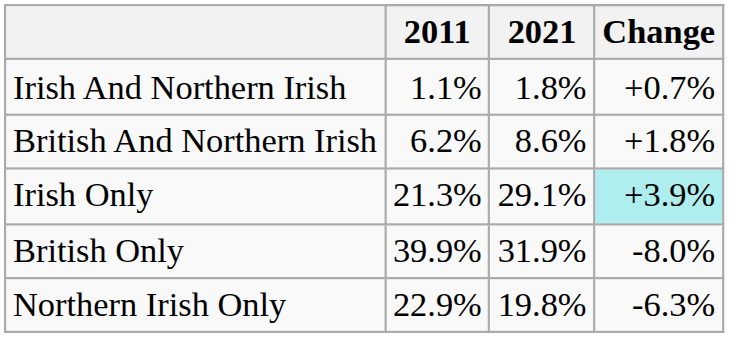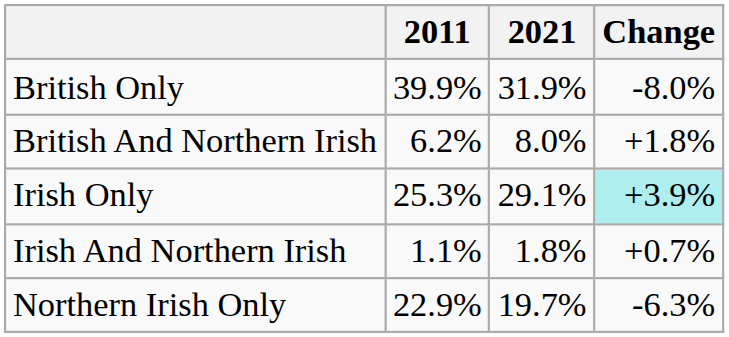rows swapped: (99, 250) <-> (180, 86)
(551, 140) 8.6% -> (551, 140) 8.0%
(437, 195) 21.3% -> (437, 195) 25.3%
(542, 304) 19.8% -> (542, 304) 19.7%
